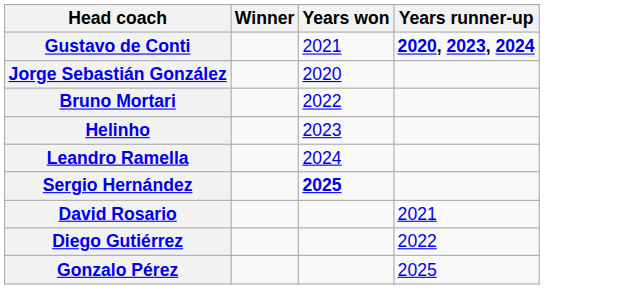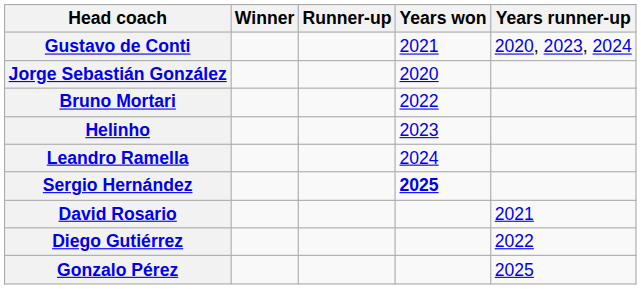+ column: (347, 18)
(466, 46) bold -> (563, 46) normal
